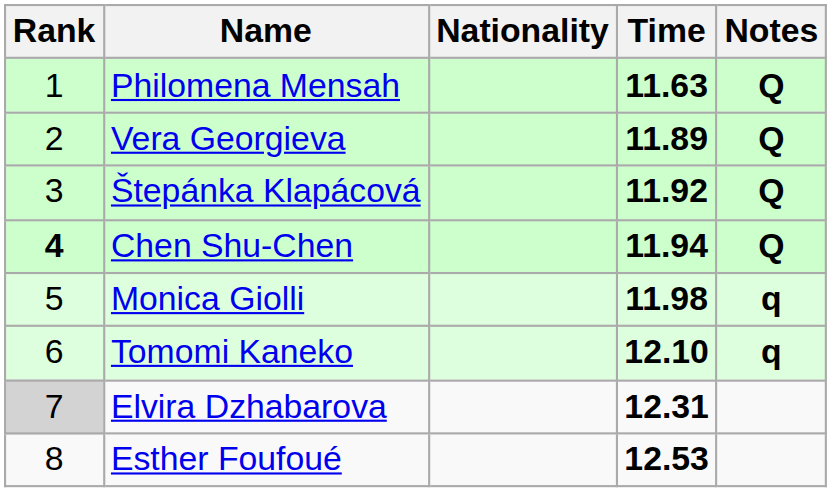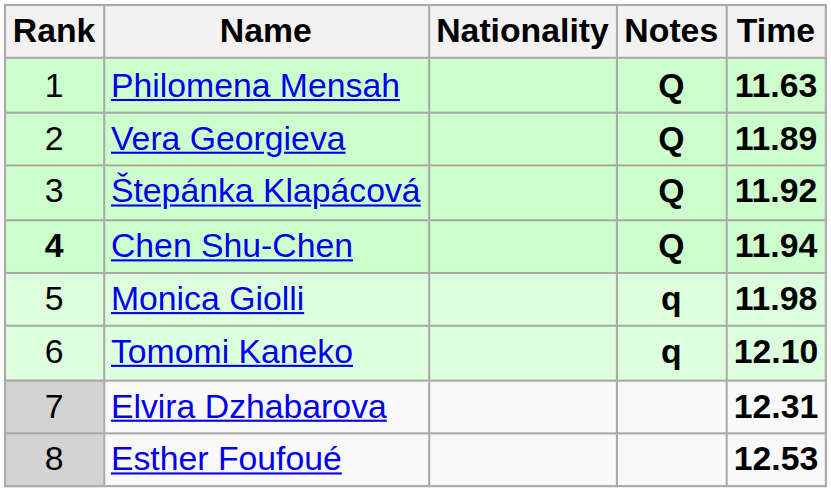columns swapped: (667, 31) <-> (771, 31)
(54, 459) no background -> (54, 459) lightgrey background
